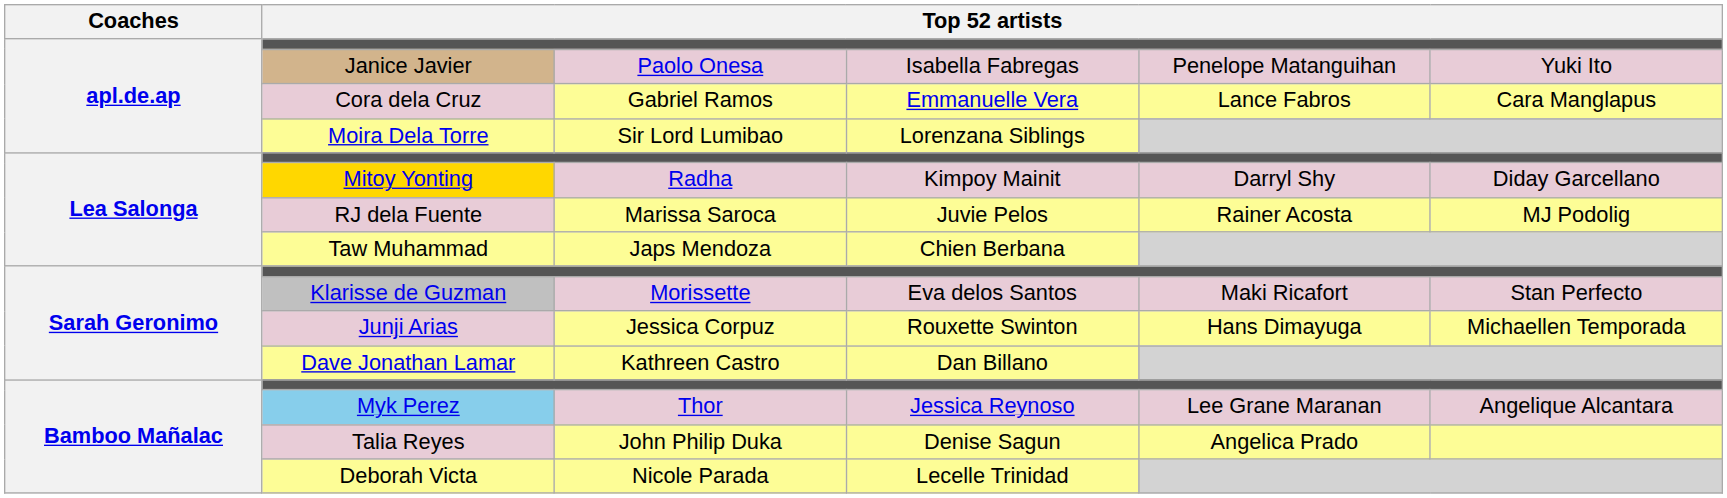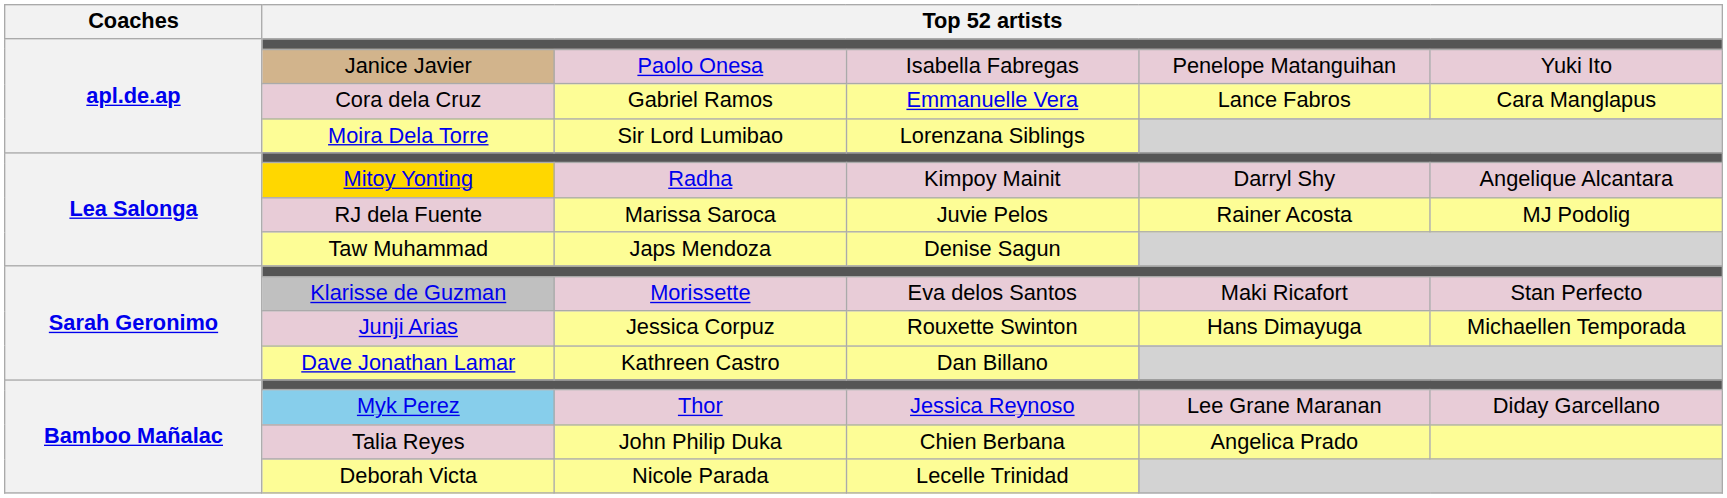(1576, 179) Diday Garcellano -> (1576, 179) Angelique Alcantara
(992, 248) Chien Berbana -> (992, 248) Denise Sagun
(1576, 406) Angelique Alcantara -> (1576, 406) Diday Garcellano
(992, 441) Denise Sagun -> (992, 441) Chien Berbana
